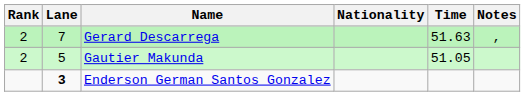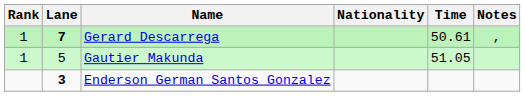(24, 37) 2 -> (24, 37) 1
(62, 37) normal -> (62, 37) bold
(451, 37) 51.63 -> (451, 37) 50.61
(24, 59) 2 -> (24, 59) 1
